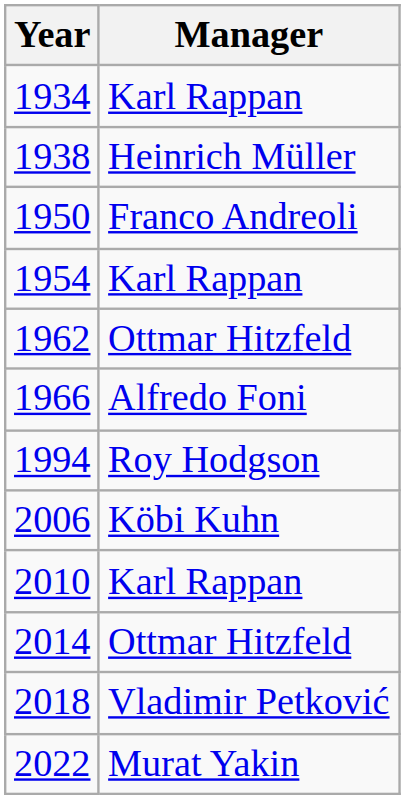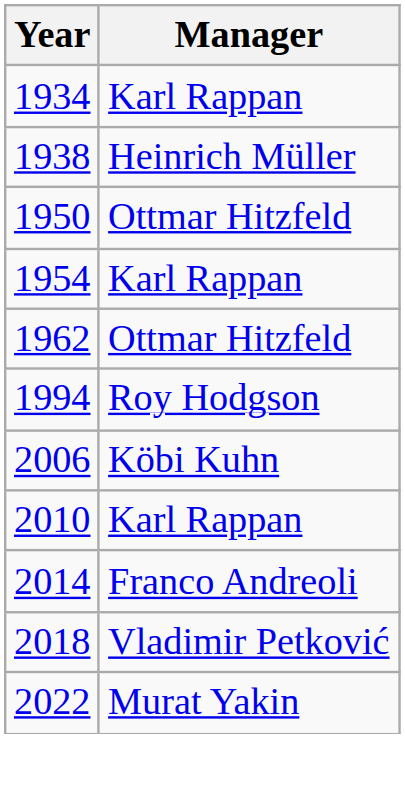(233, 216) Franco Andreoli -> (230, 216) Ottmar Hitzfeld
- row: (52, 398)
(230, 641) Ottmar Hitzfeld -> (233, 580) Franco Andreoli
